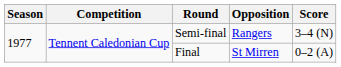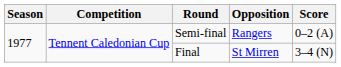(314, 33) 3–4 (N) -> (314, 33) 0–2 (A)
(314, 52) 0–2 (A) -> (314, 52) 3–4 (N)
